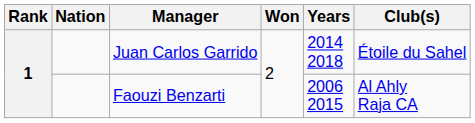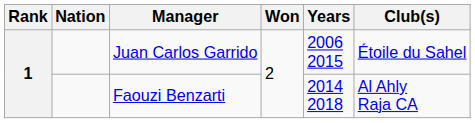(325, 52) 2014 2018 -> (325, 52) 2006 2015
(325, 95) 2006 2015 -> (325, 95) 2014 2018
